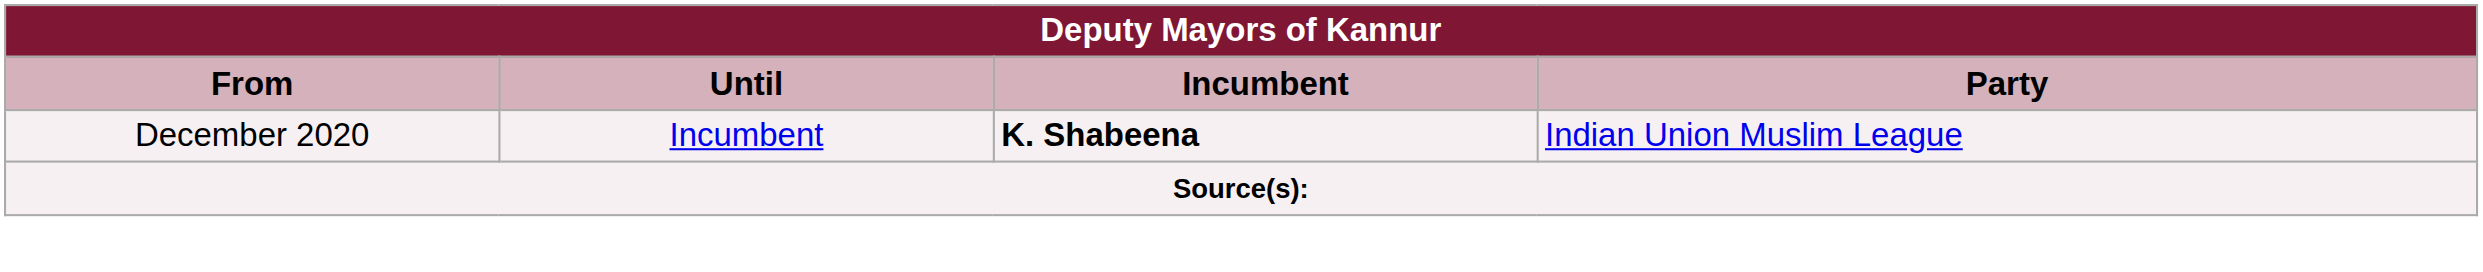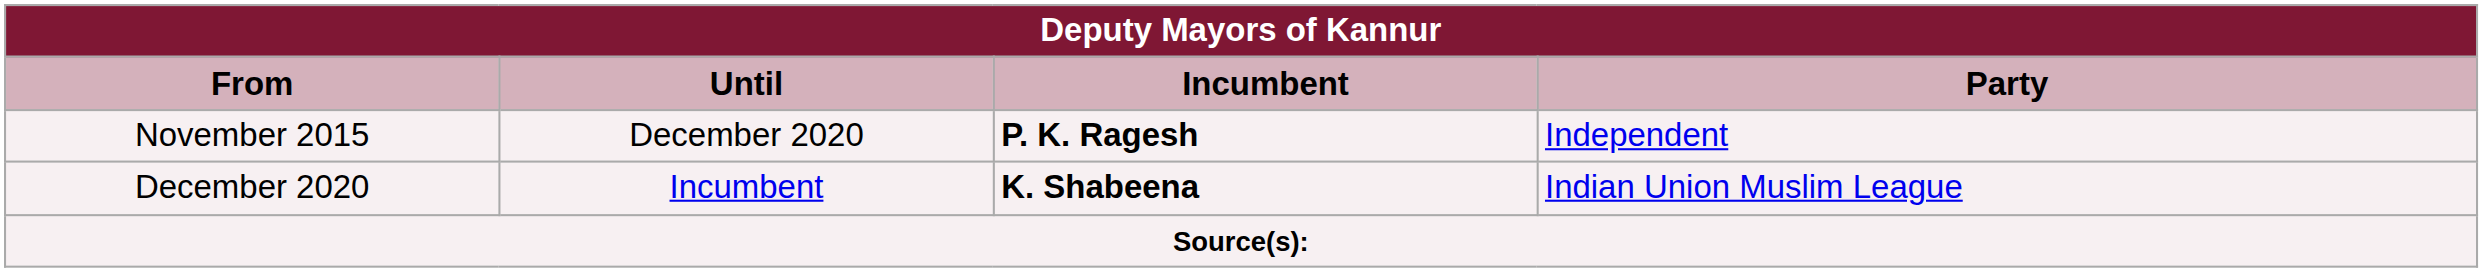+ row: (252, 135)
